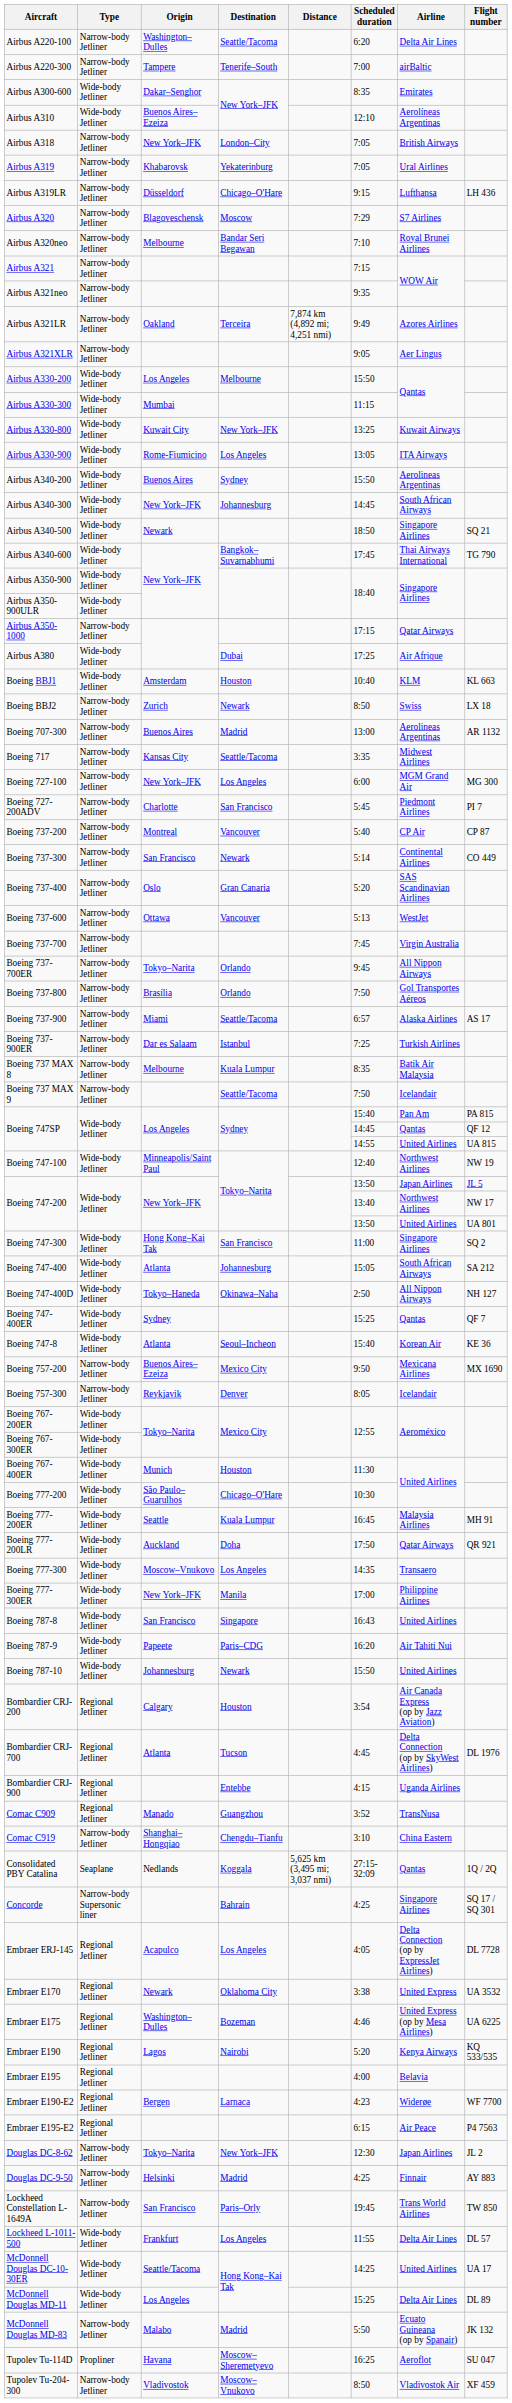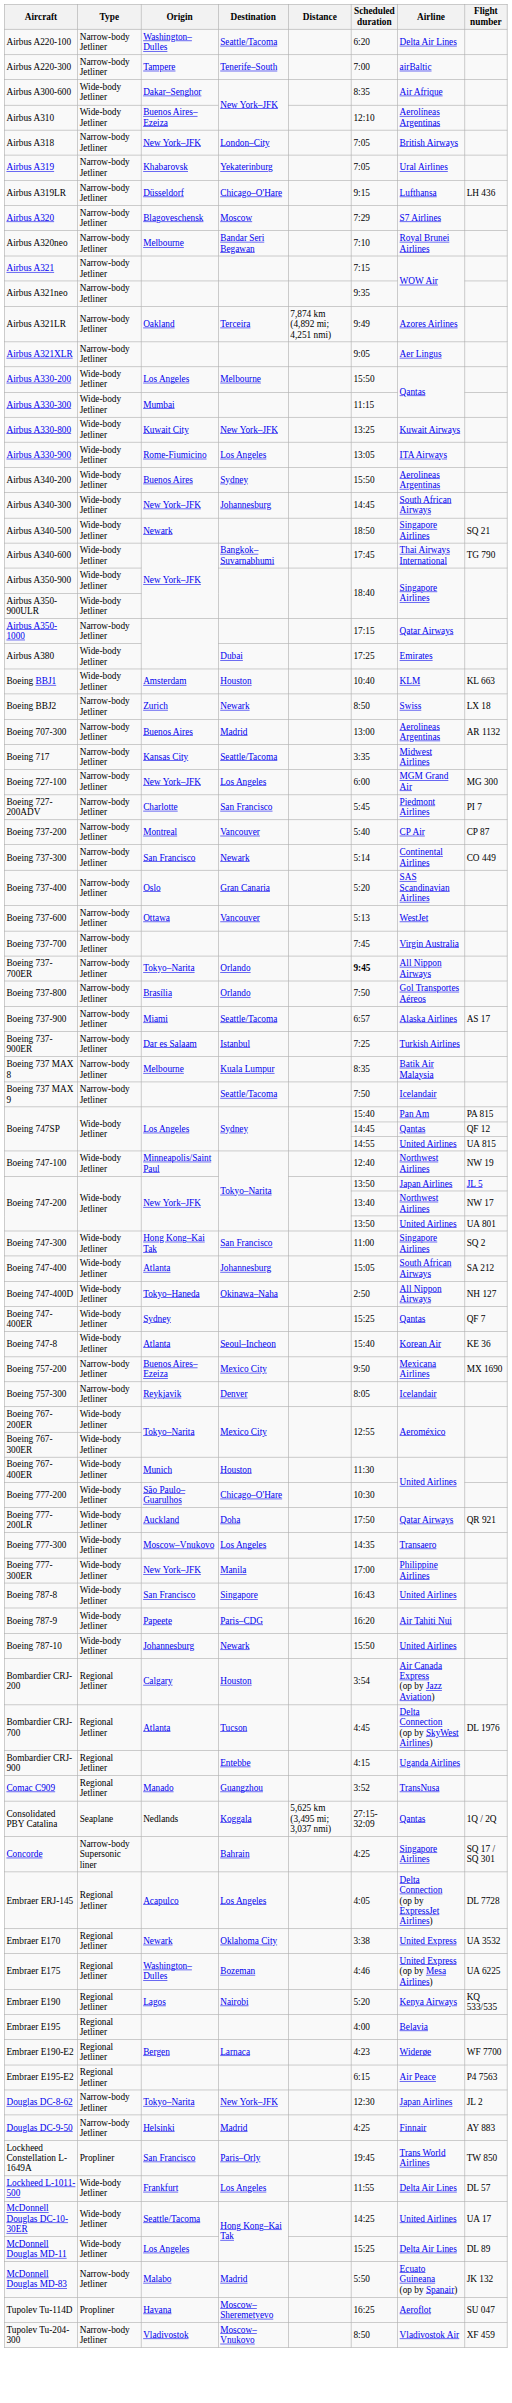(416, 92) Emirates -> (421, 92) Air Afrique
(421, 656) Air Afrique -> (416, 656) Emirates
(362, 968) normal -> (362, 968) bold
- row: (29, 1520)
- row: (31, 1838)
(105, 2208) Narrow-body Jetliner -> (97, 2158) Propliner
